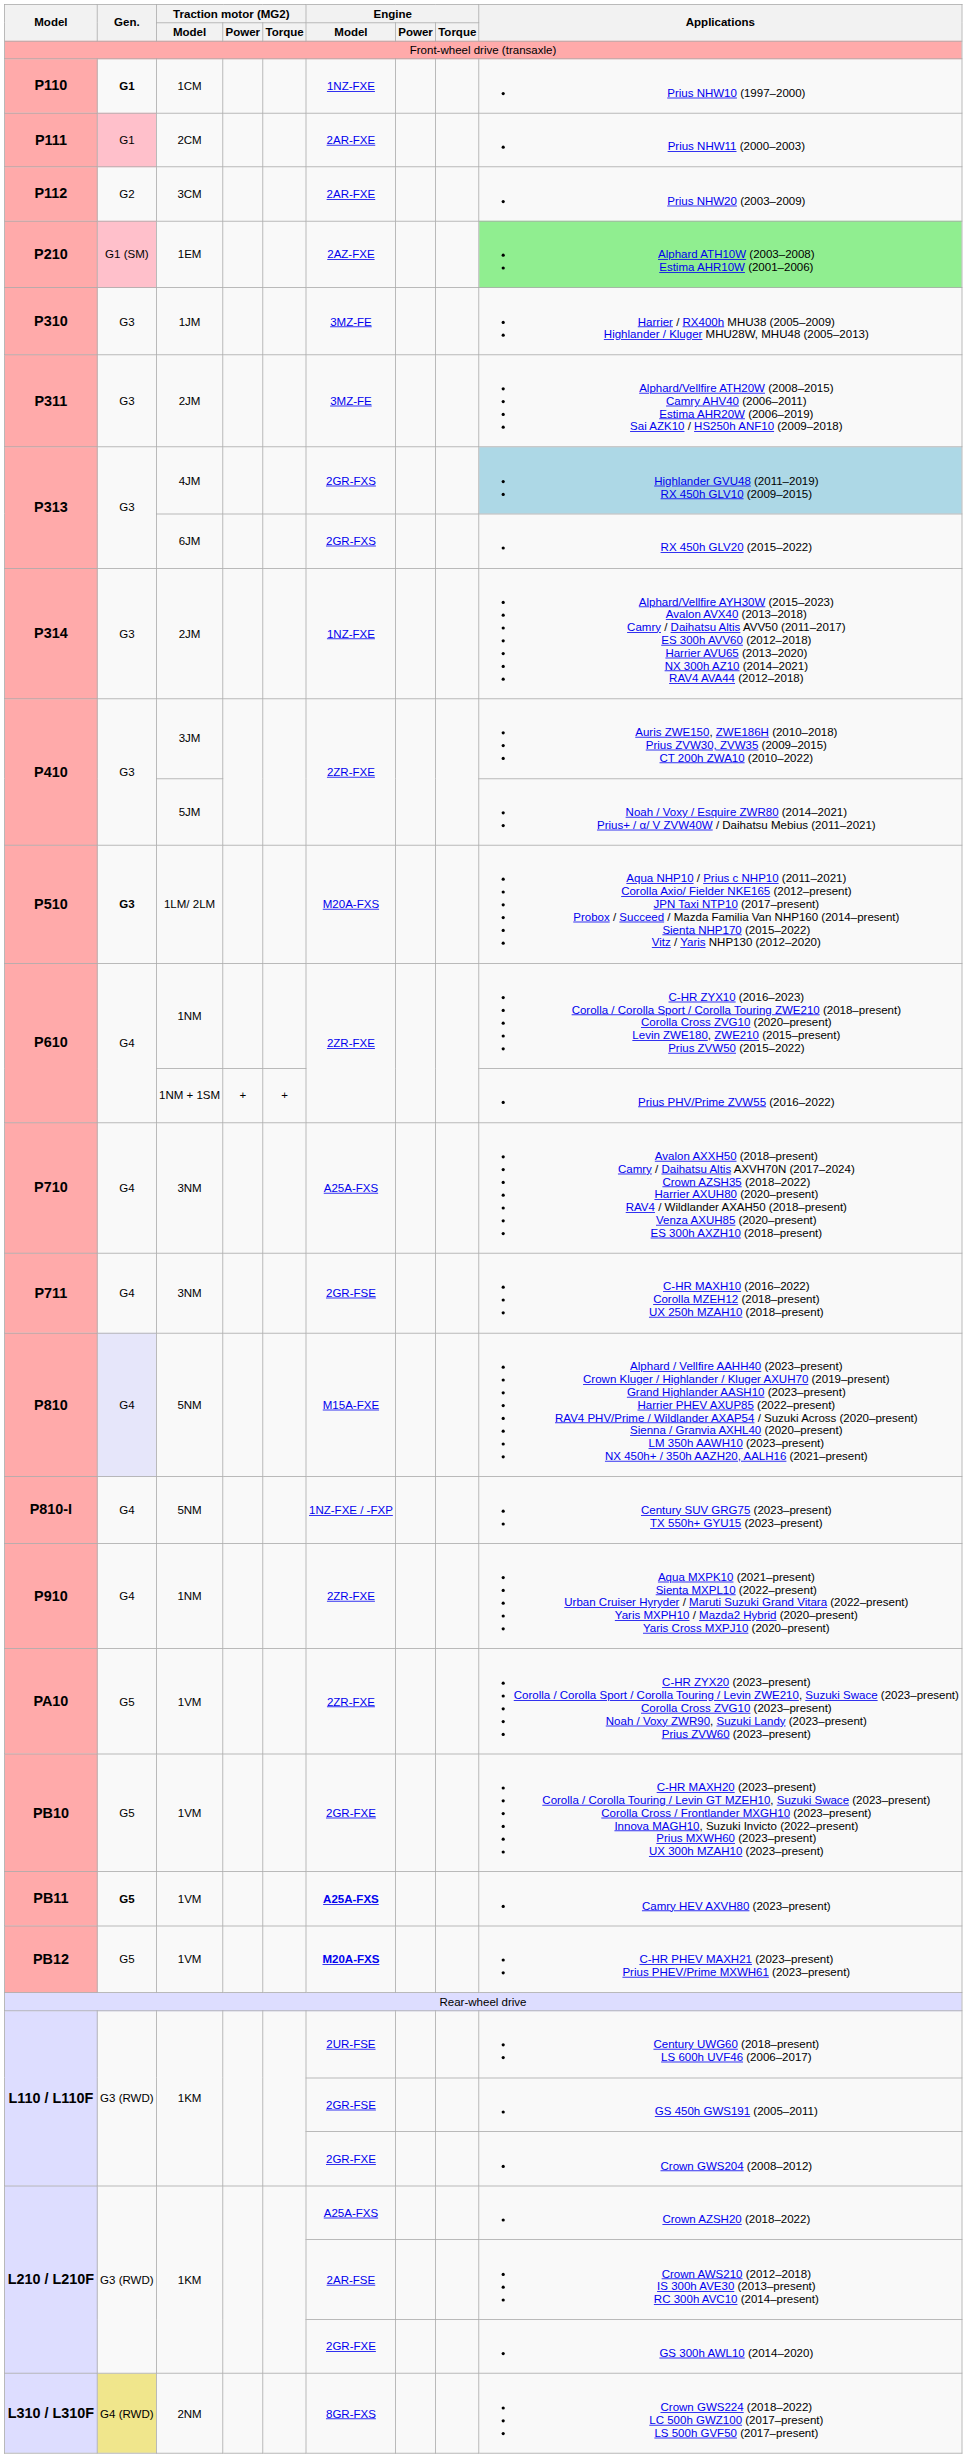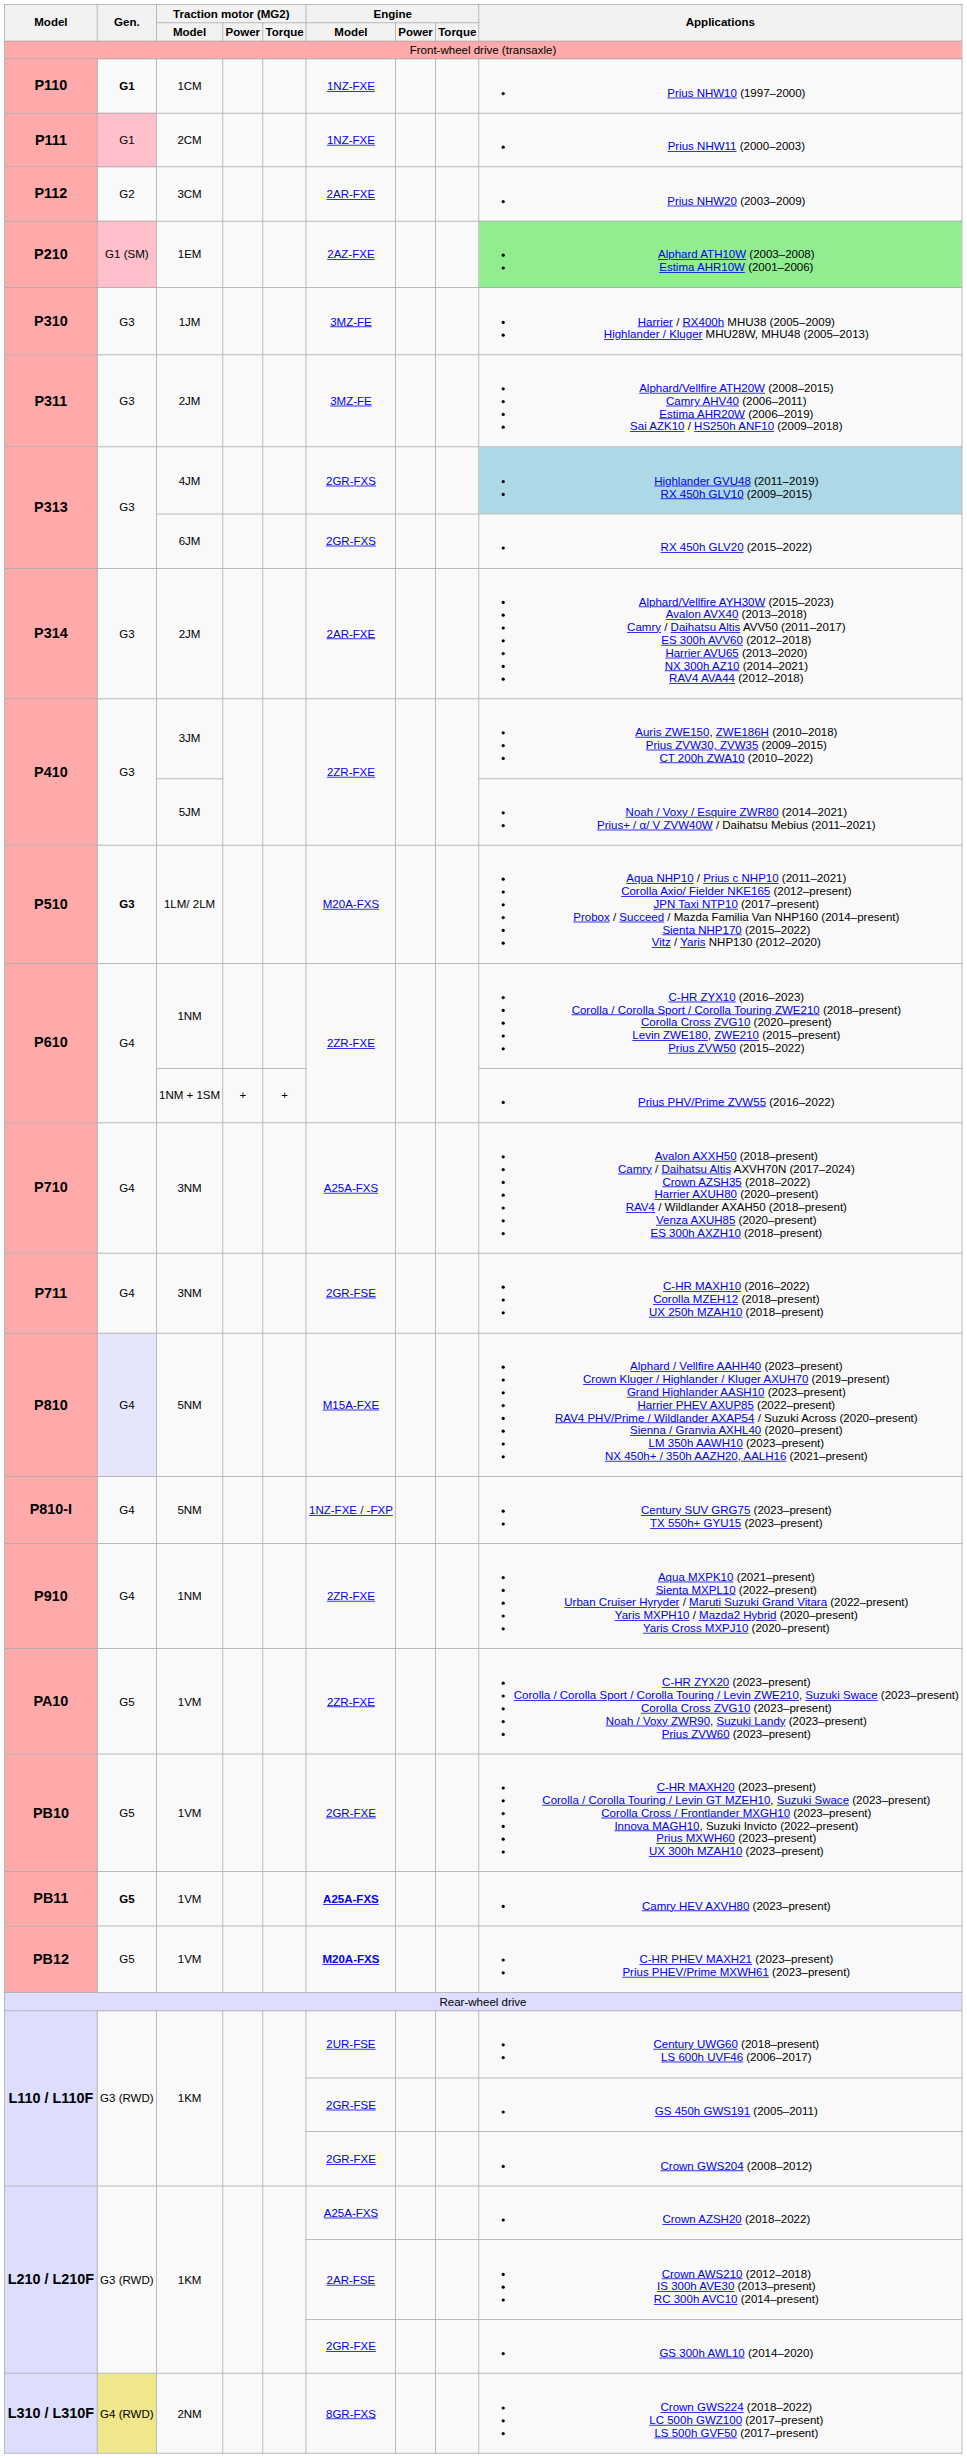(351, 140) 2AR-FXE -> (351, 140) 1NZ-FXE
(351, 634) 1NZ-FXE -> (351, 634) 2AR-FXE
